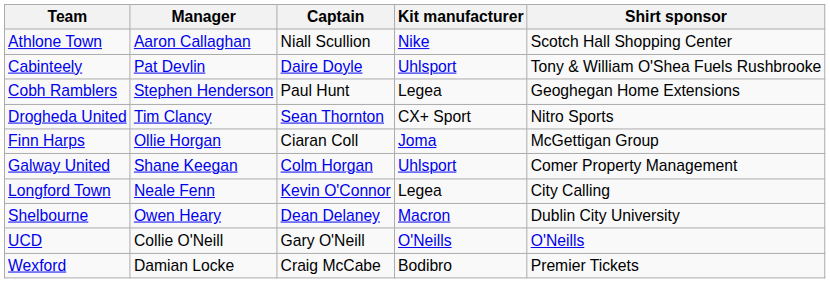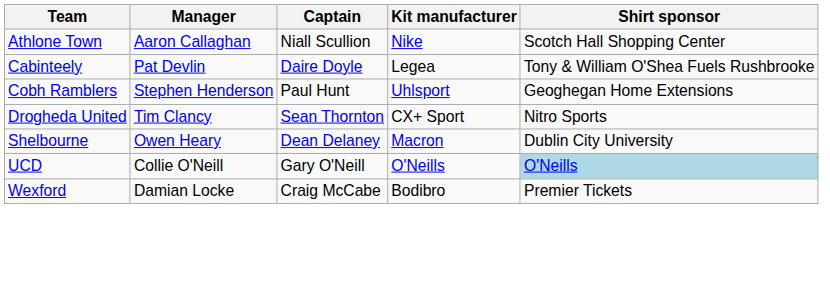(427, 66) Uhlsport -> (413, 66) Legea
(420, 91) Legea -> (420, 91) Uhlsport
- row: (46, 141)
- row: (59, 166)
- row: (59, 191)
(557, 240) no background -> (551, 166) lightblue background
